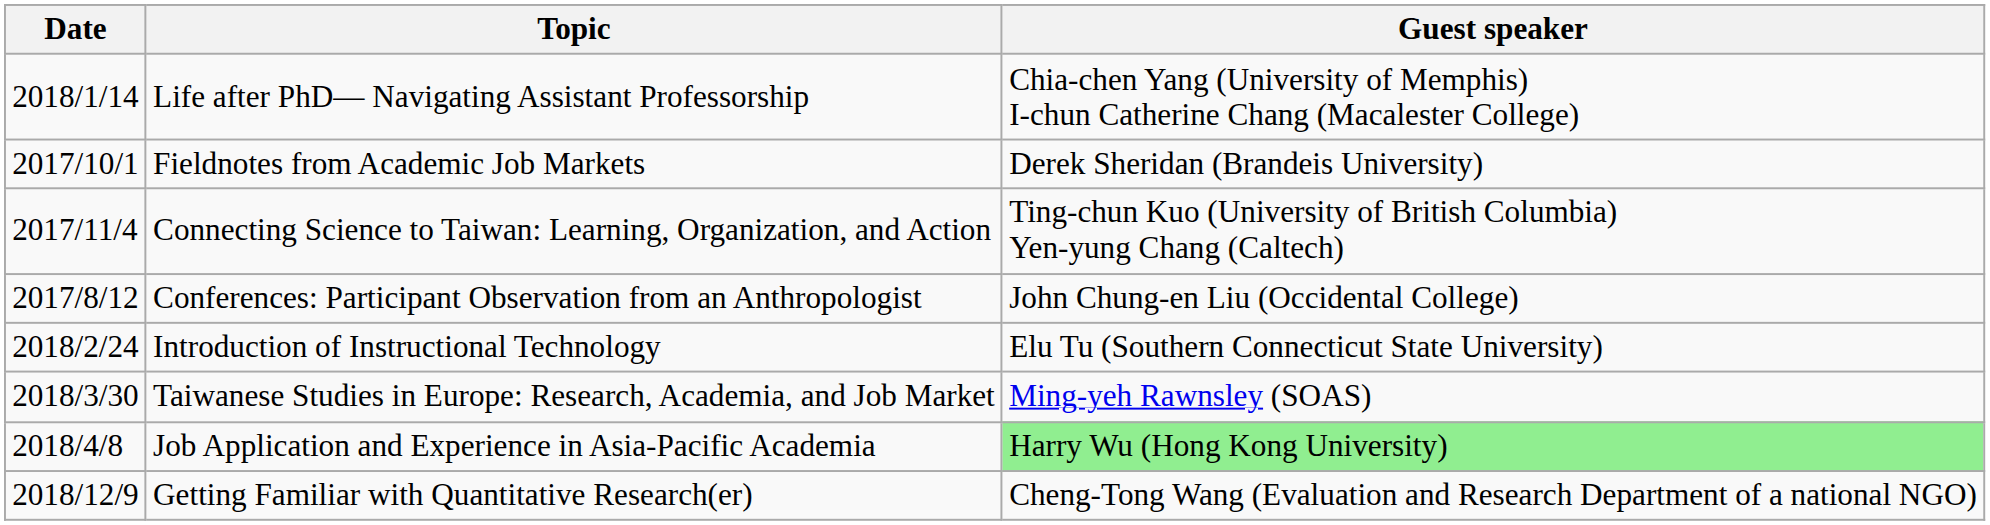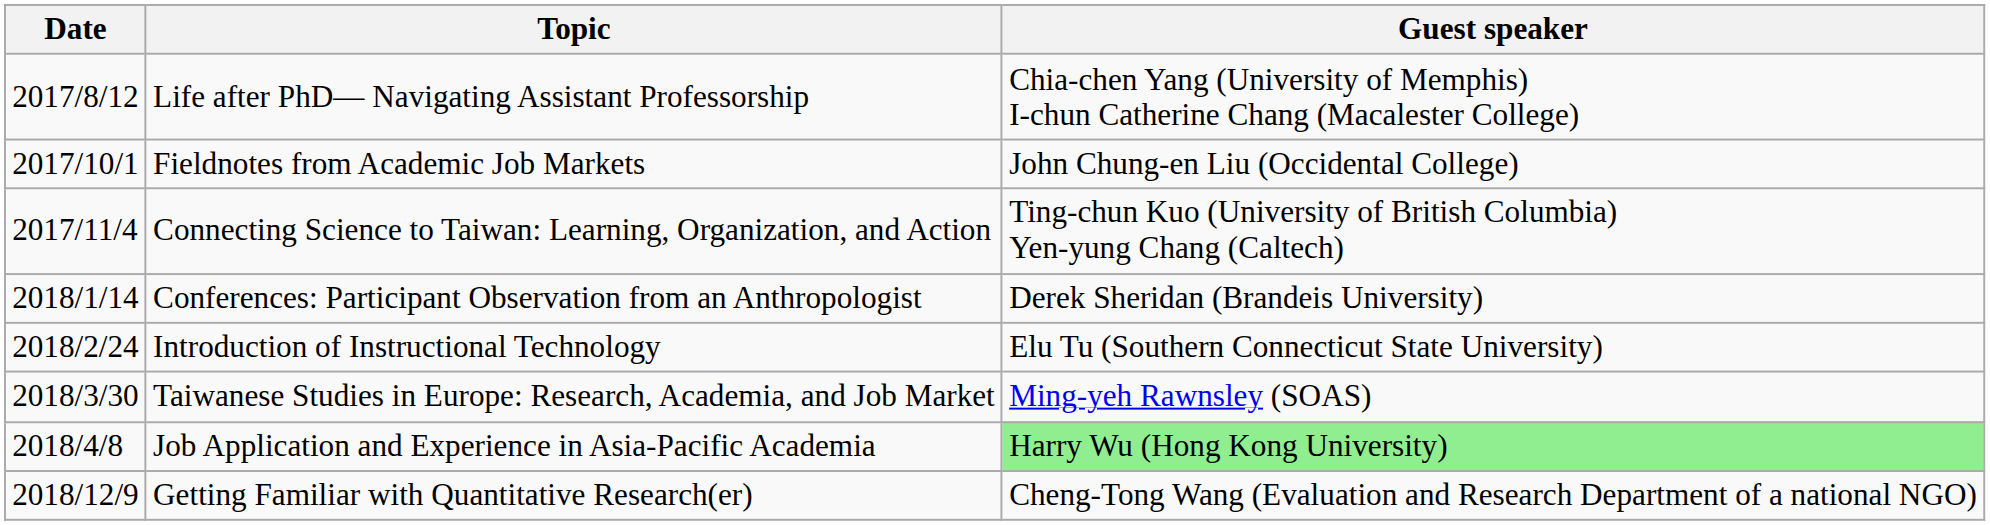(75, 96) 2018/1/14 -> (75, 96) 2017/8/12
(1246, 163) Derek Sheridan (Brandeis University) -> (1264, 163) John Chung-en Liu (Occidental College)
(75, 297) 2017/8/12 -> (75, 297) 2018/1/14
(1264, 297) John Chung-en Liu (Occidental College) -> (1246, 297) Derek Sheridan (Brandeis University)
